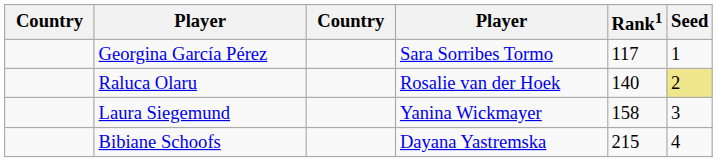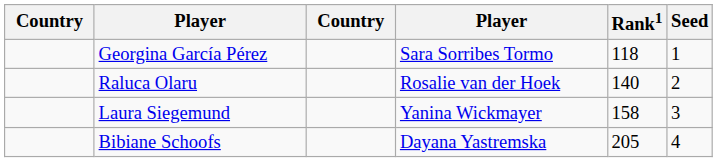(625, 53) 117 -> (625, 53) 118
(676, 83) khaki background -> (676, 83) no background
(625, 141) 215 -> (625, 141) 205
